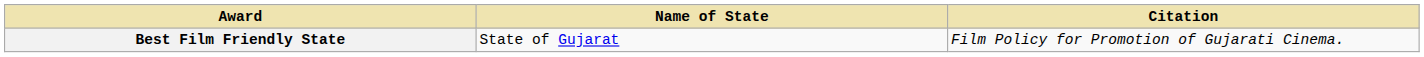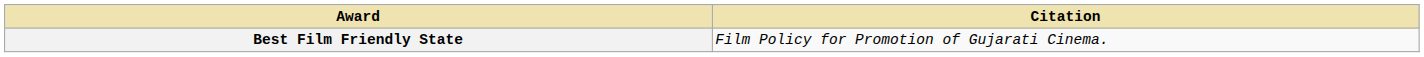- column: (712, 16)
